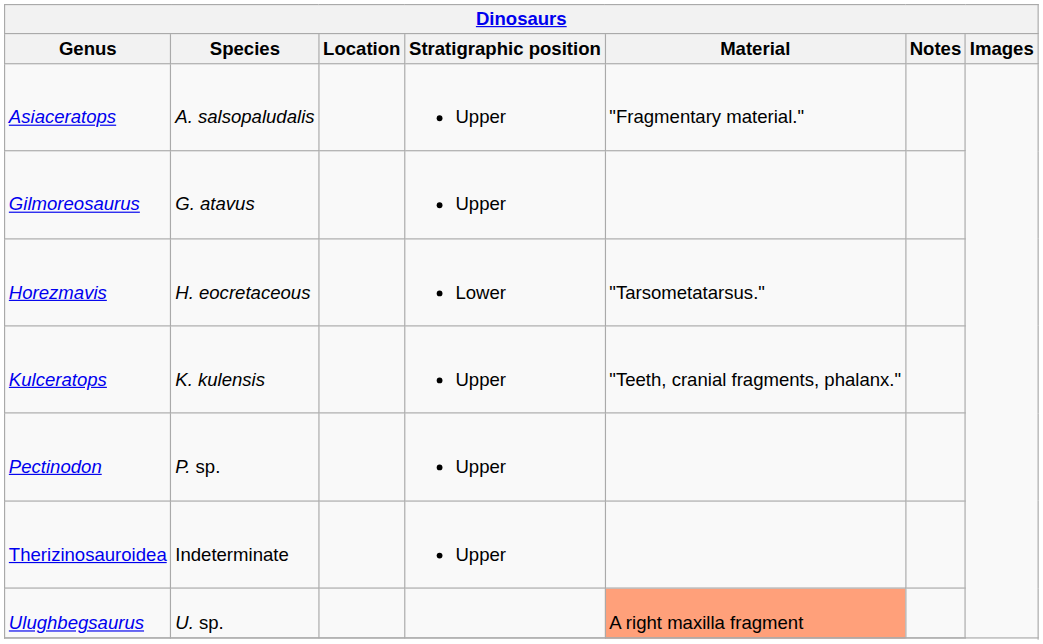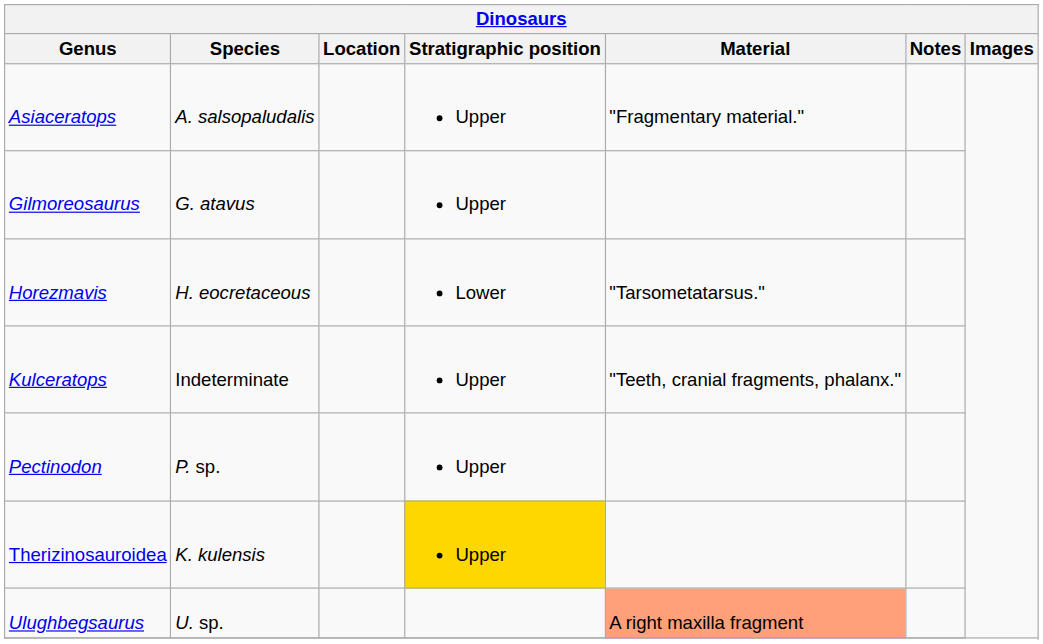(220, 379) K. kulensis -> (232, 379) Indeterminate
(232, 554) Indeterminate -> (220, 554) K. kulensis
(505, 555) no background -> (505, 555) gold background
